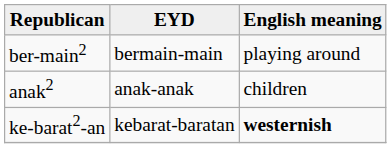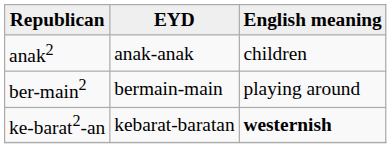rows swapped: (31, 89) <-> (48, 53)
